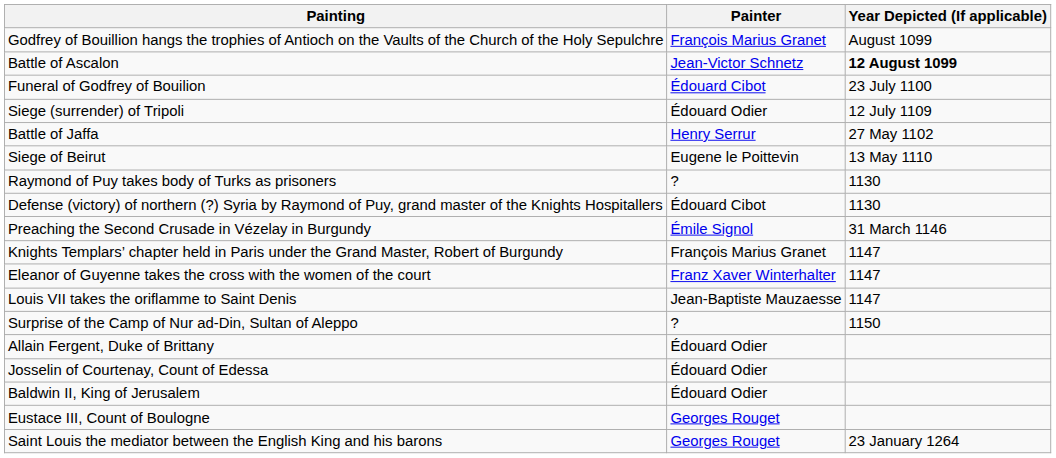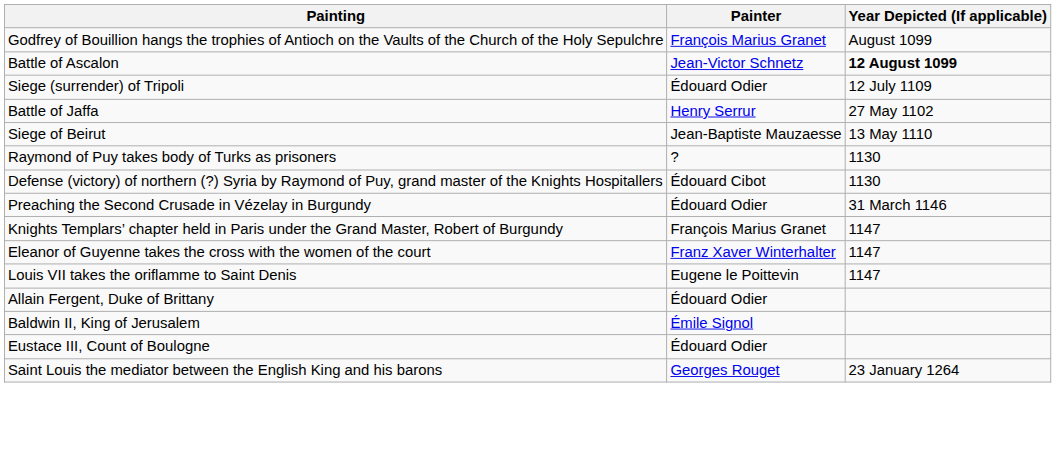- row: (107, 87)
(735, 157) Eugene le Poittevin -> (756, 134) Jean-Baptiste Mauzaesse
(712, 228) Émile Signol -> (719, 205) Édouard Odier
(756, 299) Jean-Baptiste Mauzaesse -> (735, 275) Eugene le Poittevin
- row: (183, 323)
- row: (138, 370)
(719, 393) Édouard Odier -> (712, 323) Émile Signol
(725, 417) Georges Rouget -> (719, 346) Édouard Odier
